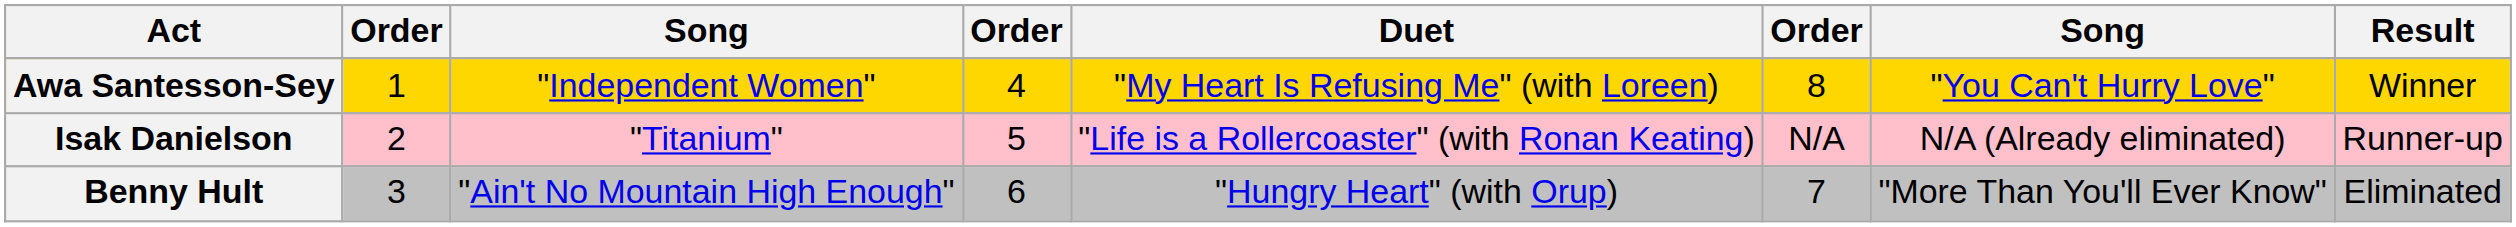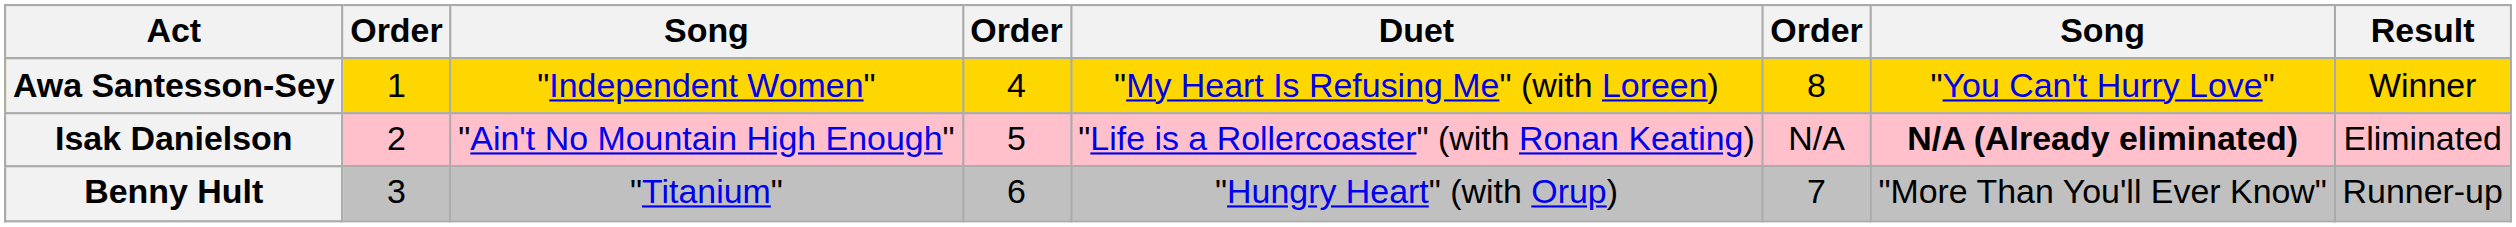(706, 138) "Titanium" -> (706, 138) "Ain't No Mountain High Enough"
(2103, 138) normal -> (2103, 138) bold
(2423, 138) Runner-up -> (2423, 138) Eliminated
(706, 192) "Ain't No Mountain High Enough" -> (706, 192) "Titanium"
(2423, 192) Eliminated -> (2423, 192) Runner-up
